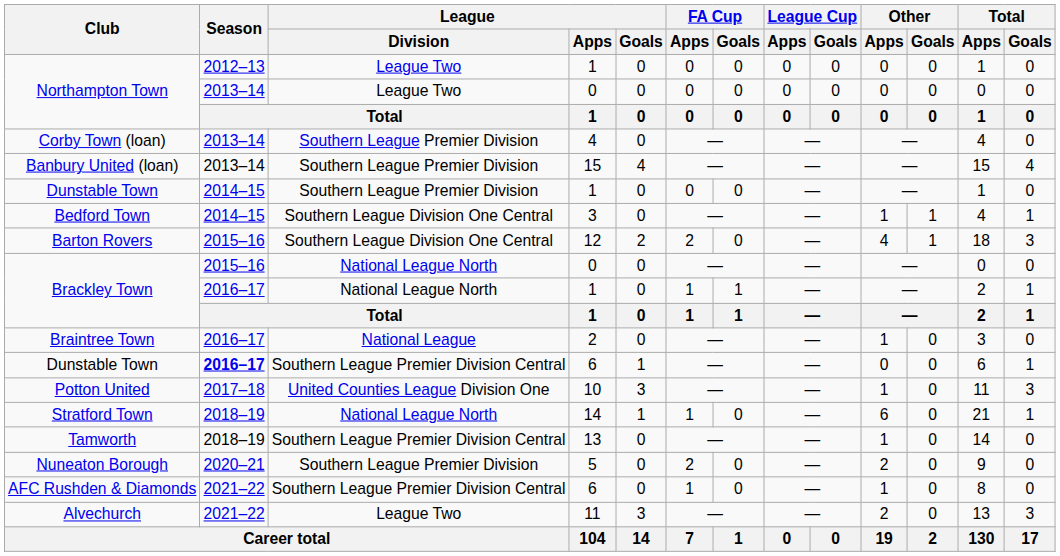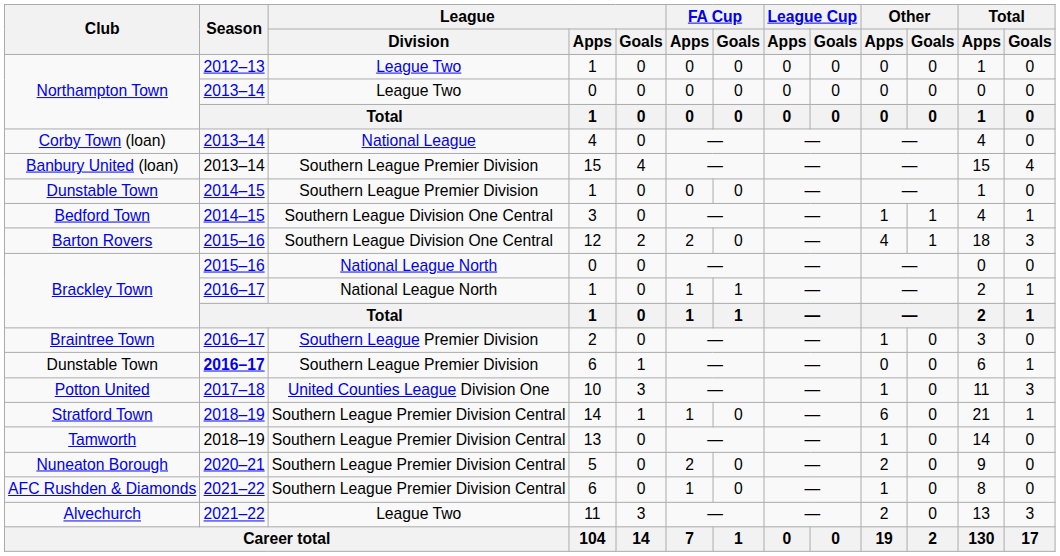(419, 141) Southern League Premier Division -> (419, 141) National League
(419, 340) National League -> (419, 340) Southern League Premier Division
(419, 365) Southern League Premier Division Central -> (419, 365) Southern League Premier Division
(419, 414) National League North -> (419, 414) Southern League Premier Division Central
(419, 464) Southern League Premier Division -> (419, 464) Southern League Premier Division Central
